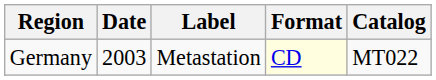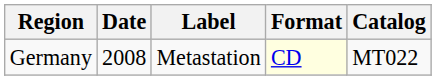(124, 57) 2003 -> (124, 57) 2008
